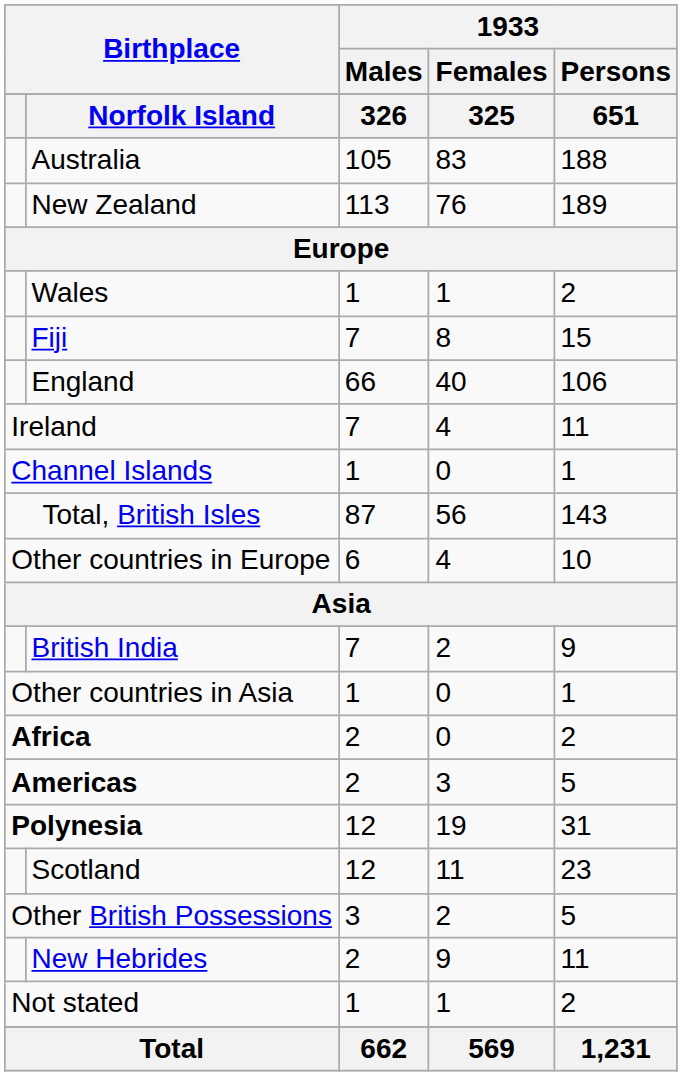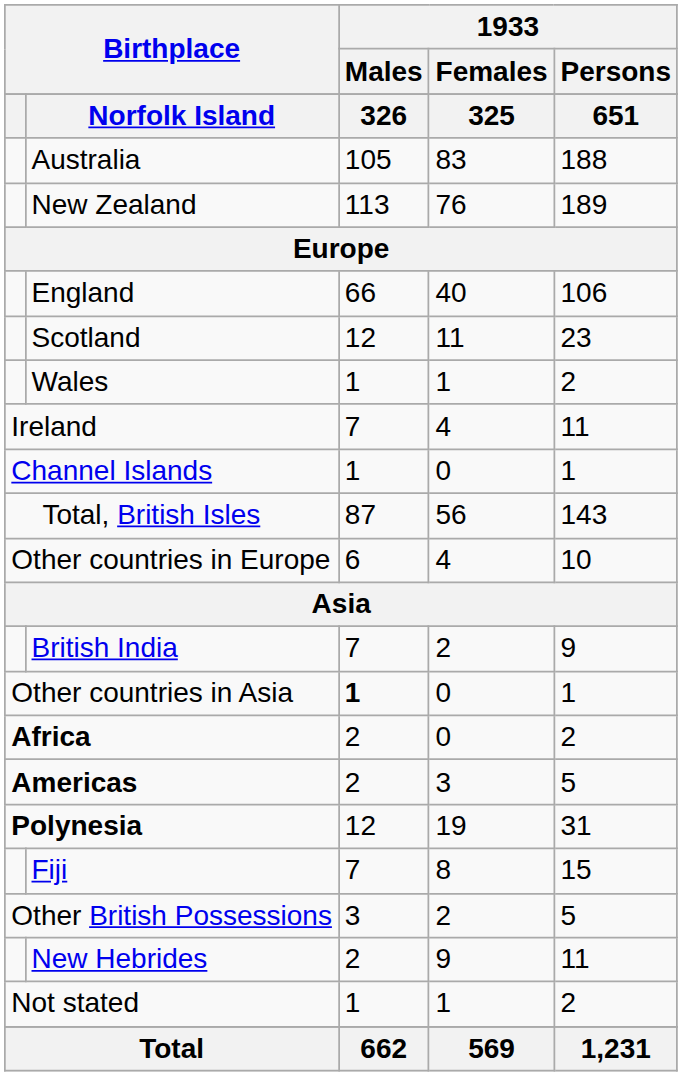rows swapped: (83, 381) <-> (70, 293)
rows swapped: (86, 870) <-> (49, 337)
(353, 692) normal -> (353, 692) bold
